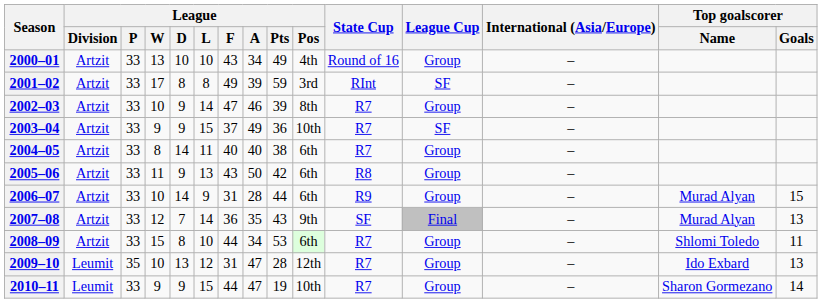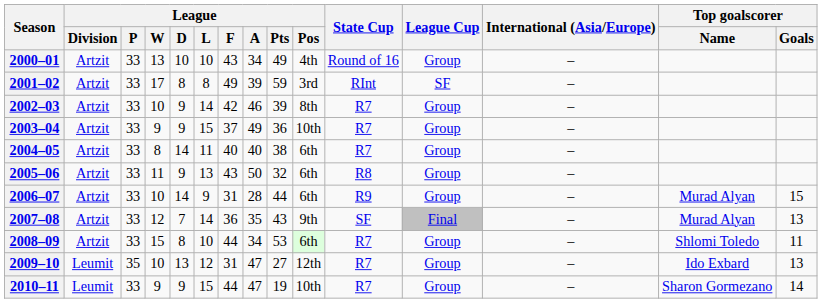(230, 106) 47 -> (230, 106) 42
(442, 128) SF -> (442, 128) Group
(280, 173) 42 -> (280, 173) 32
(280, 264) 28 -> (280, 264) 27
